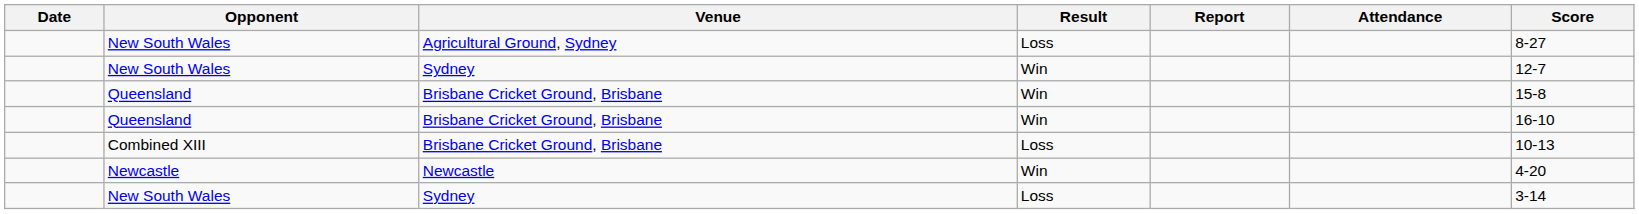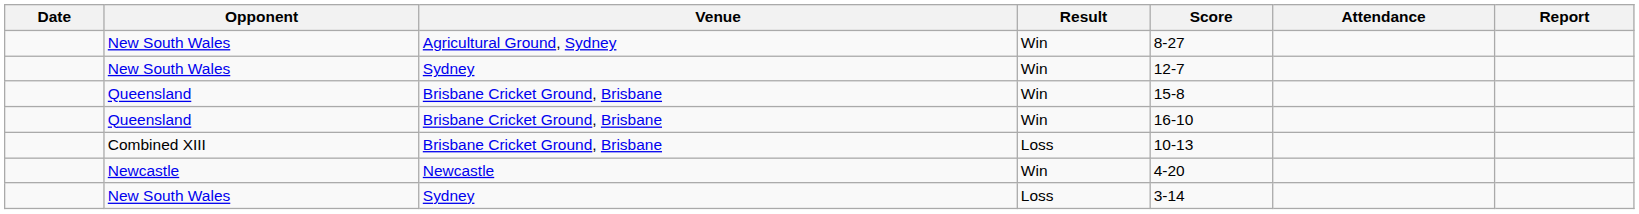columns swapped: (1573, 17) <-> (1219, 17)
(1037, 43) Loss -> (1034, 43) Win
